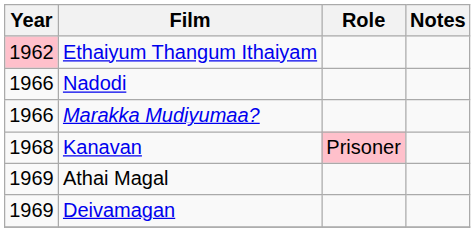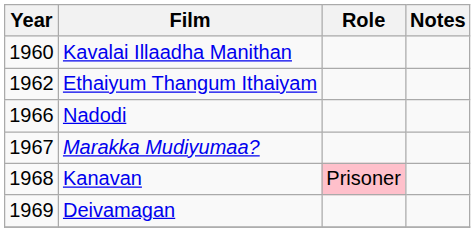+ row: (177, 52)
(31, 52) pink background -> (31, 83) no background
(31, 115) 1966 -> (31, 147) 1967
- row: (116, 178)
